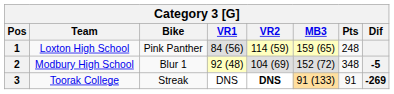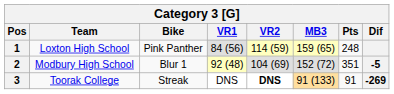(350, 64) 348 -> (350, 64) 351
